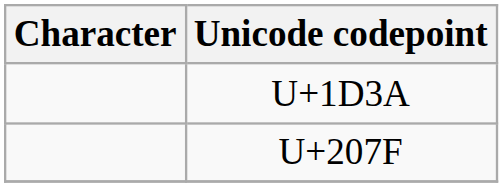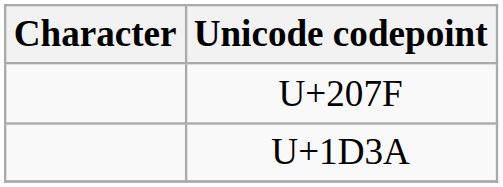rows swapped: (341, 151) <-> (341, 92)
